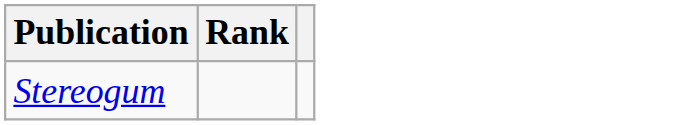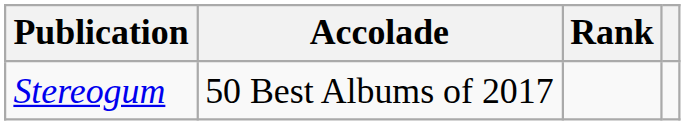+ column: (379, 32)
